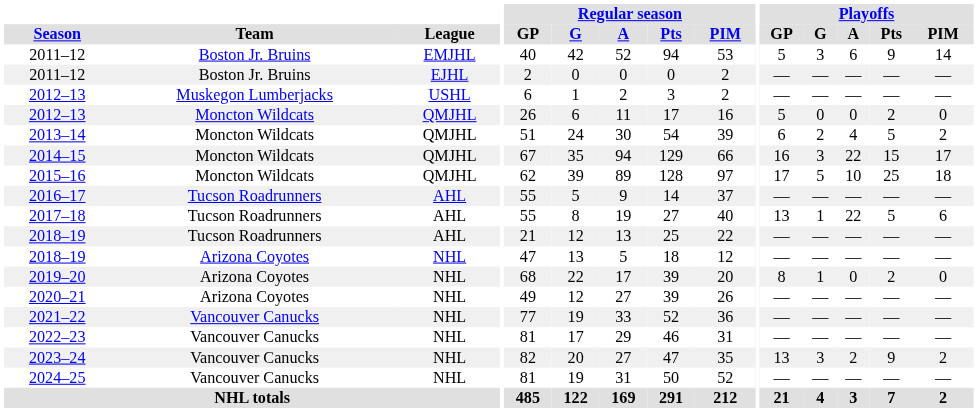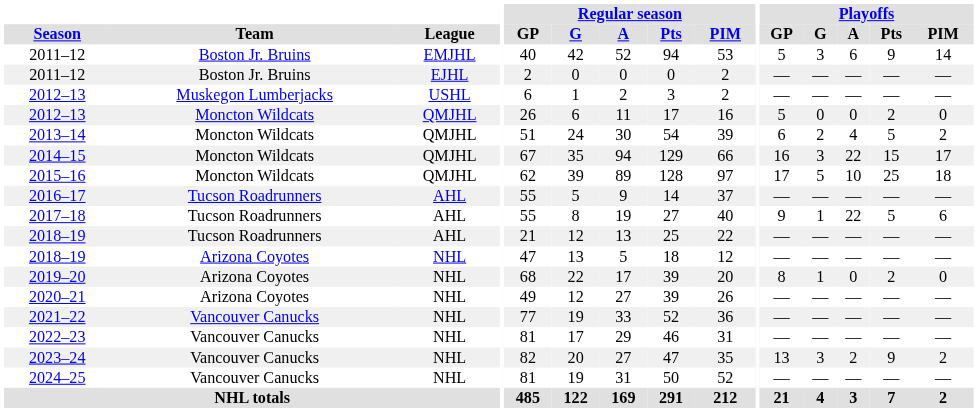(782, 216) 13 -> (782, 216) 9
